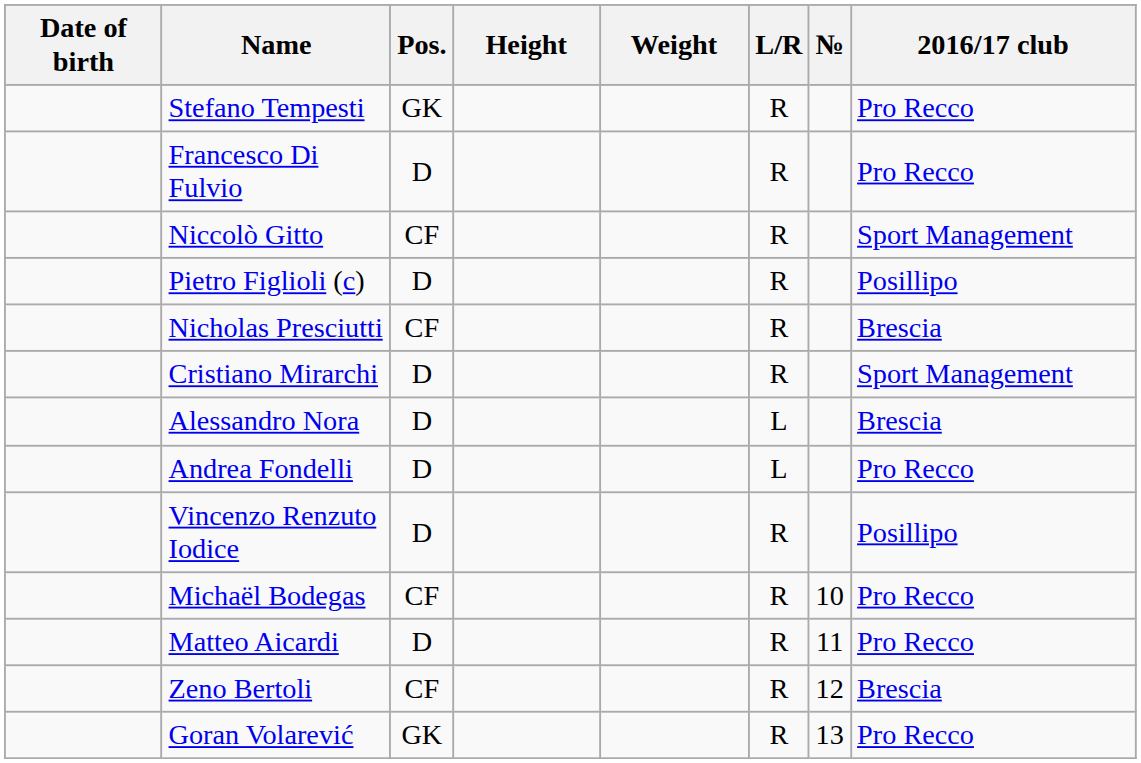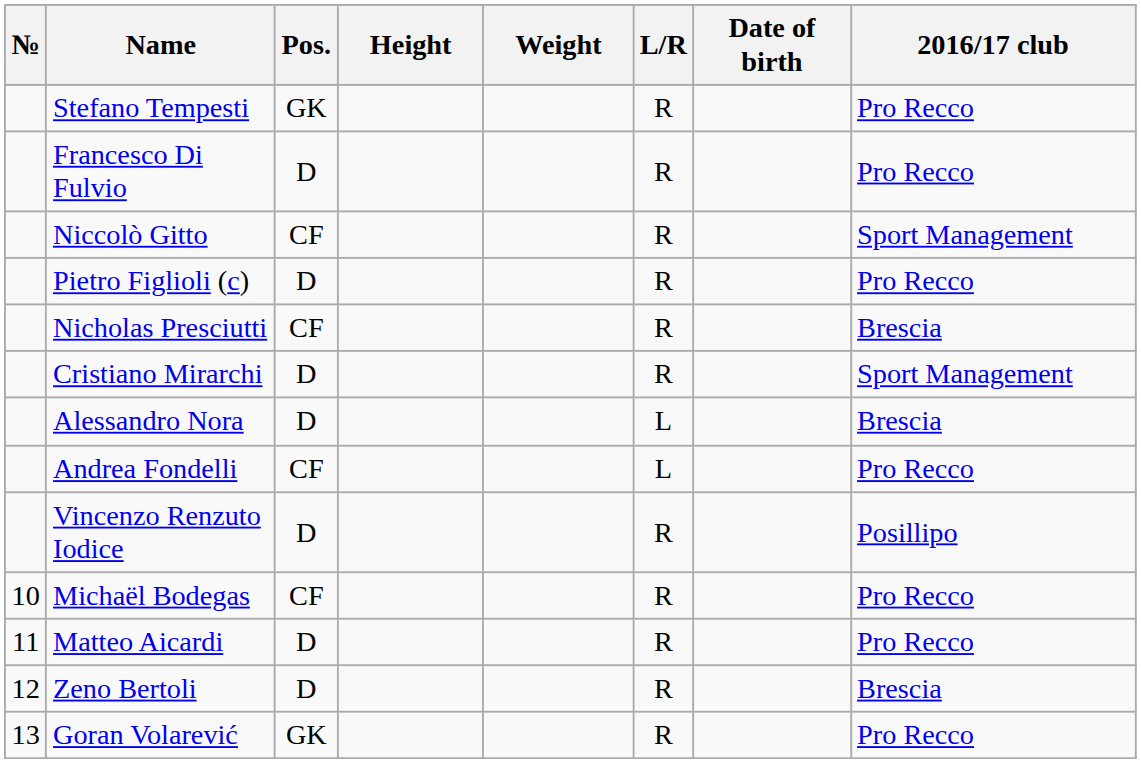columns swapped: (830, 44) <-> (83, 44)
(907, 281) Posillipo -> (916, 281) Pro Recco
(422, 467) D -> (306, 467) CF
(422, 687) CF -> (306, 687) D
